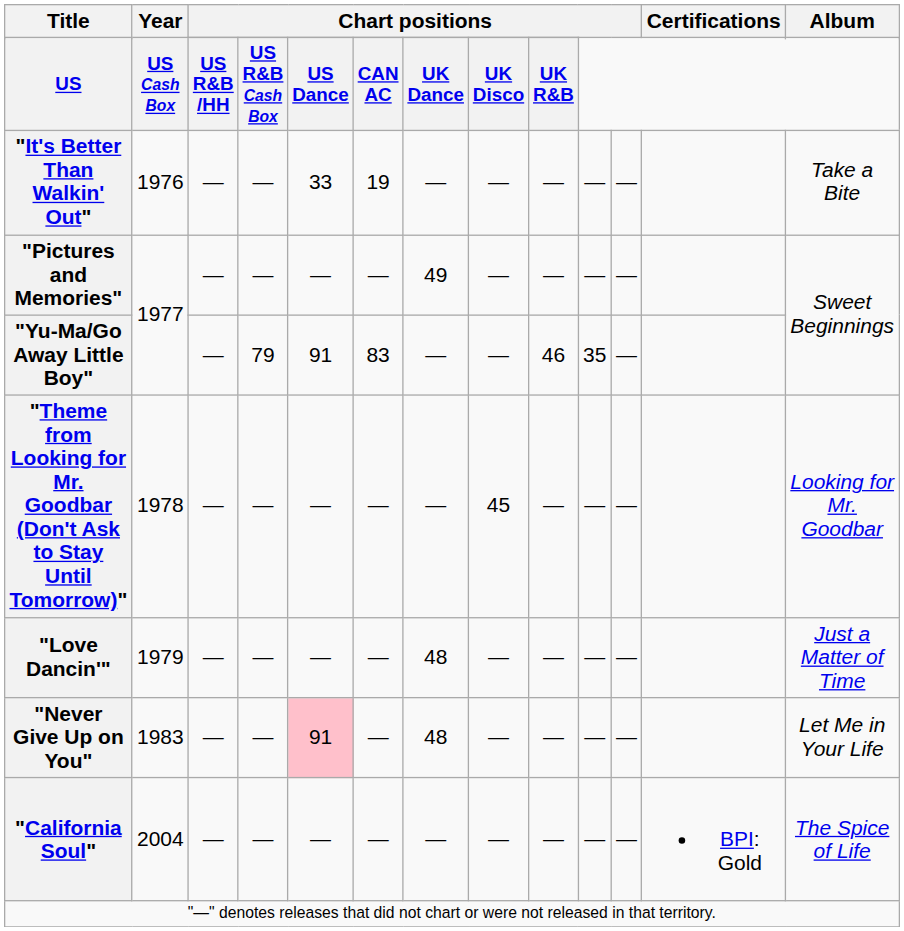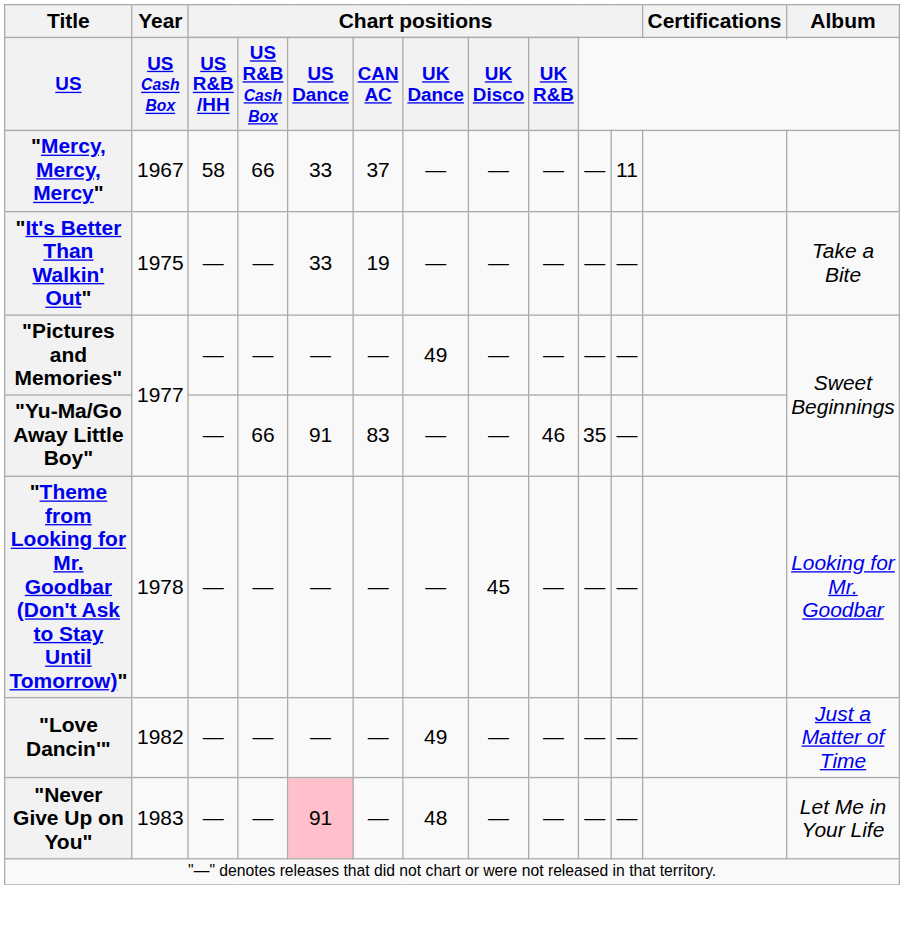+ row: (68, 170)
(160, 182) 1976 -> (160, 262) 1975
(263, 355) 79 -> (263, 435) 66
(160, 657) 1979 -> (160, 737) 1982
(436, 657) 48 -> (436, 737) 49
- row: (68, 839)
